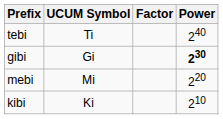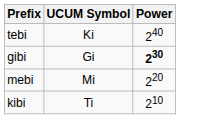- column: (155, 14)
(88, 35) Ti -> (88, 35) Ki
(88, 102) Ki -> (88, 102) Ti
